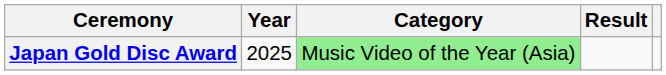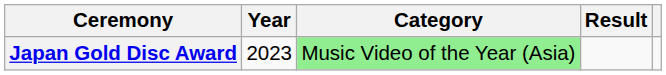(269, 53) 2025 -> (269, 53) 2023
